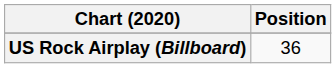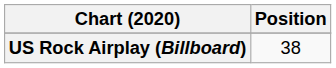(291, 47) 36 -> (291, 47) 38
